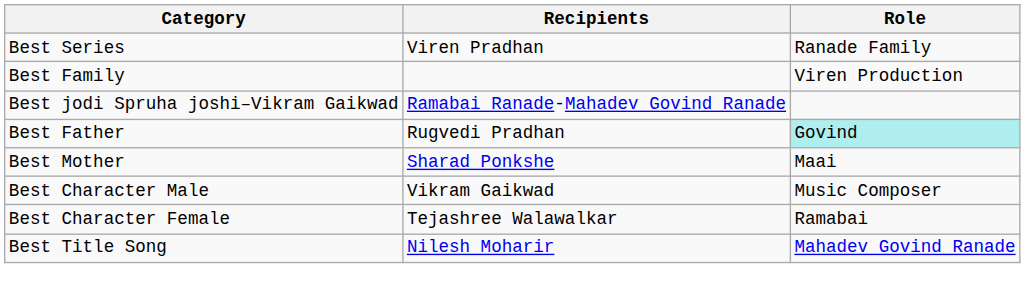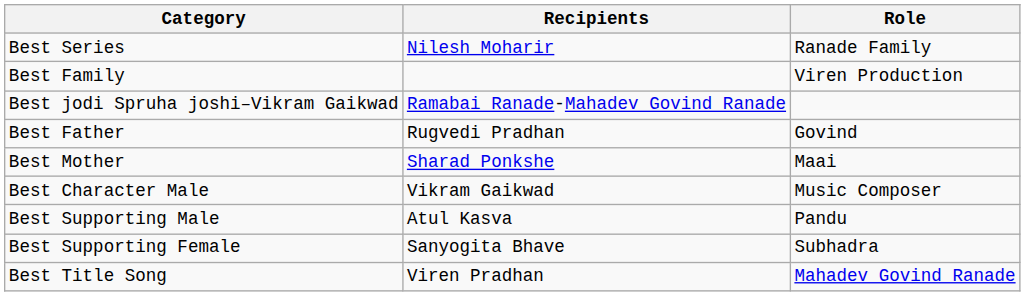(475, 48) Viren Pradhan -> (481, 48) Nilesh Moharir
(826, 133) paleturquoise background -> (826, 133) no background
- row: (119, 219)
+ row: (114, 219)
+ row: (125, 248)
(481, 248) Nilesh Moharir -> (475, 276) Viren Pradhan
